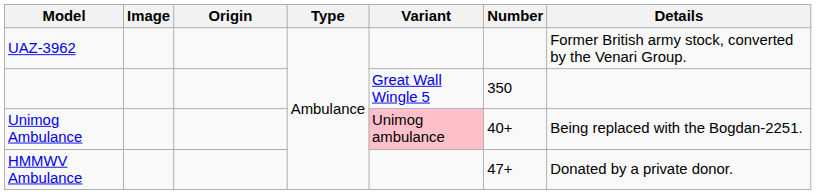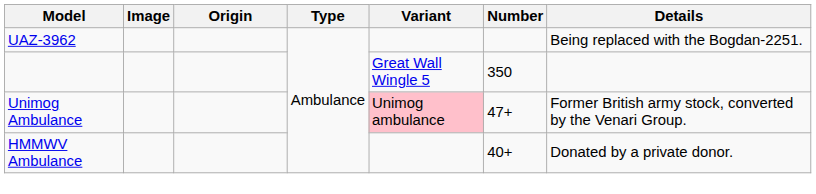(672, 48) Former British army stock, converted by the Venari Group. -> (676, 39) Being replaced with the Bogdan-2251.
(500, 128) 40+ -> (500, 112) 47+
(676, 128) Being replaced with the Bogdan-2251. -> (672, 112) Former British army stock, converted by the Venari Group.
(500, 169) 47+ -> (500, 152) 40+
